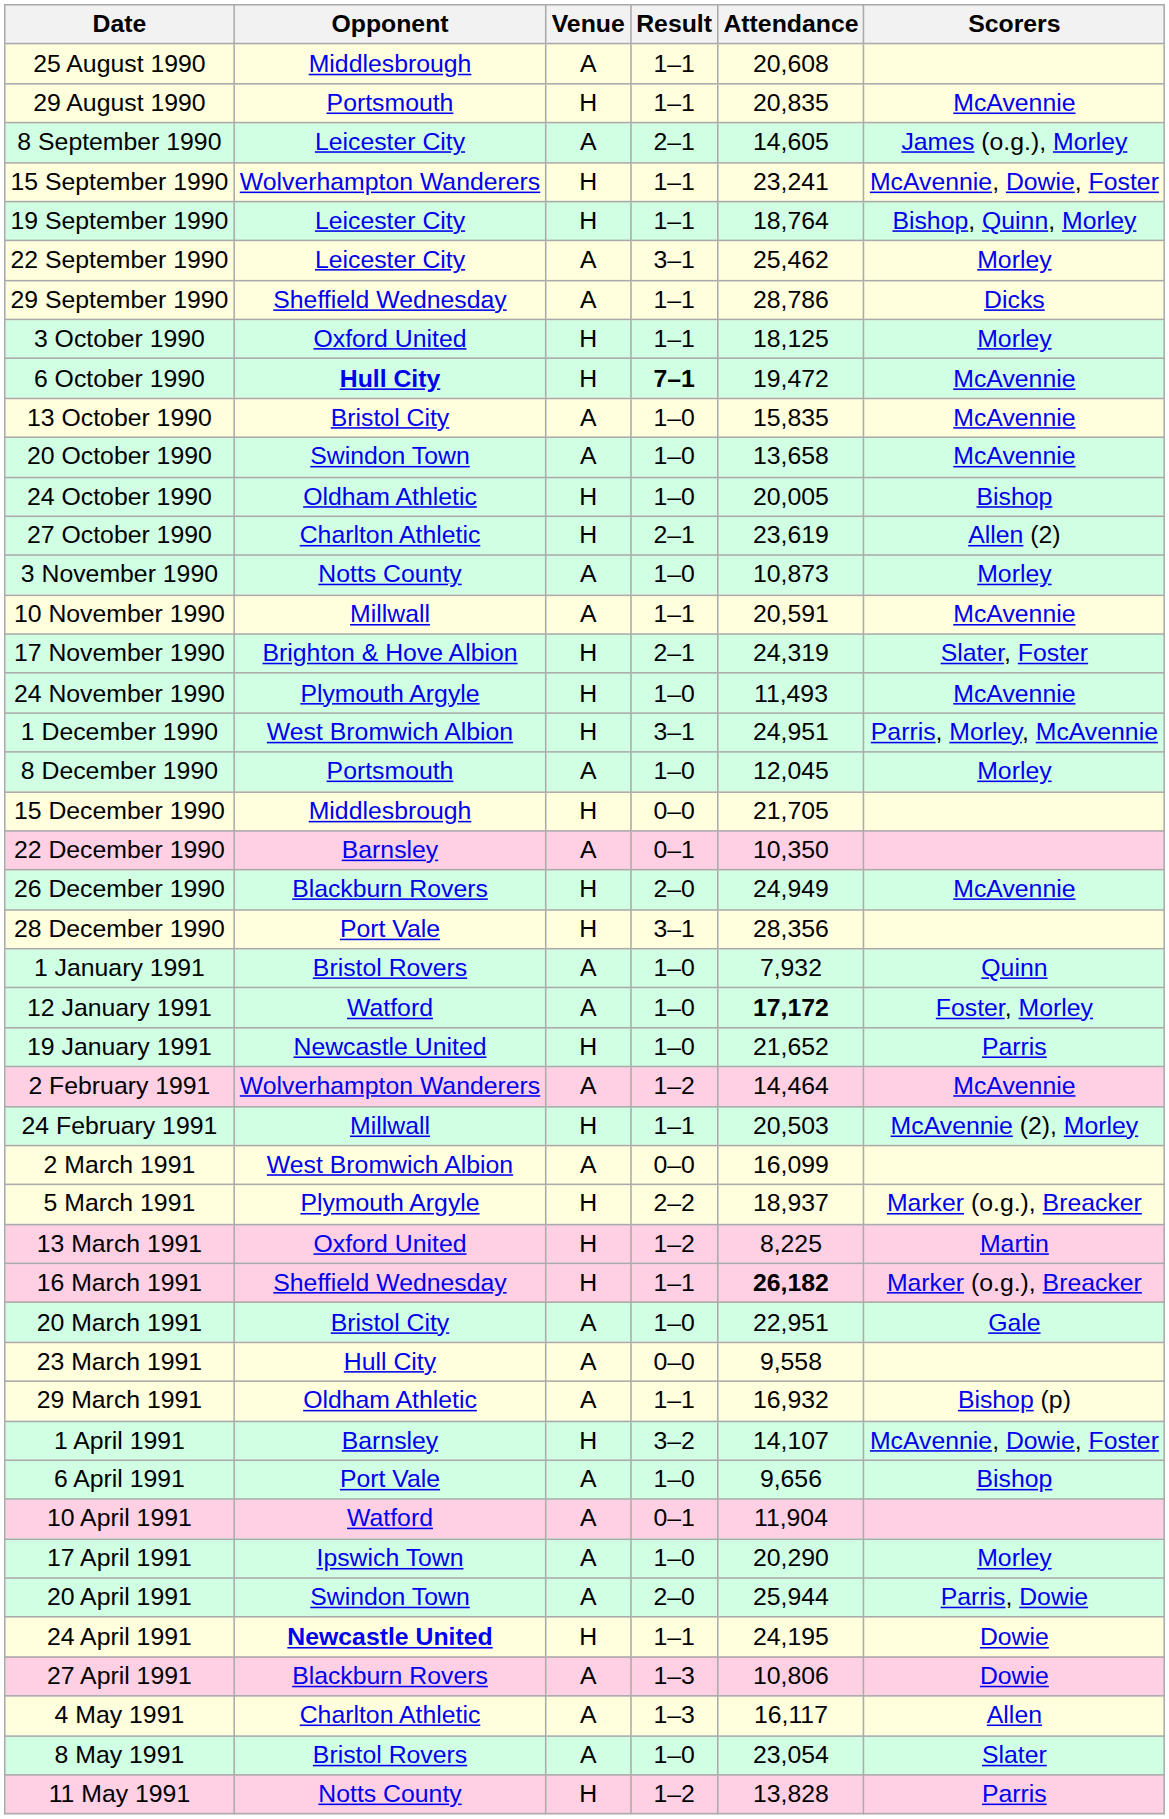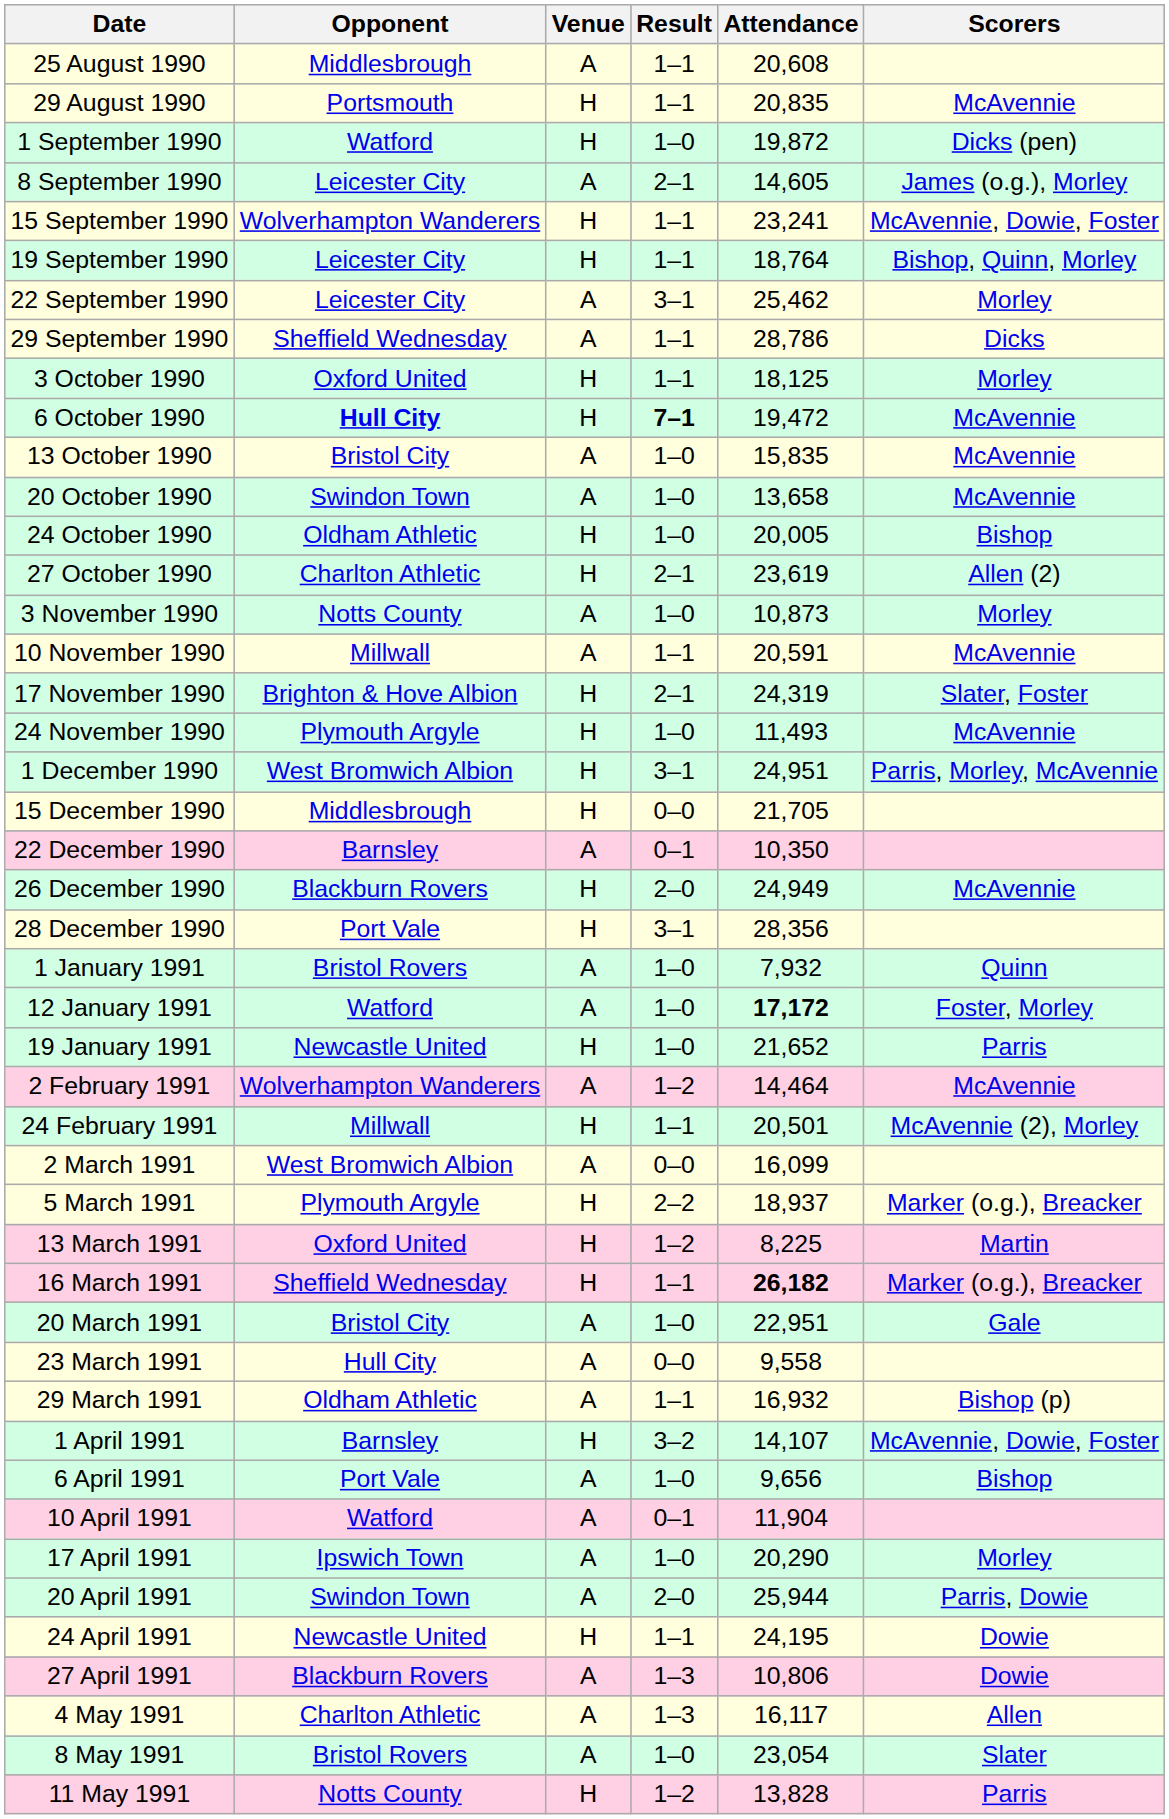+ row: (119, 142)
- row: (119, 771)
(791, 1125) 20,503 -> (791, 1125) 20,501
(390, 1636) bold -> (390, 1636) normal
